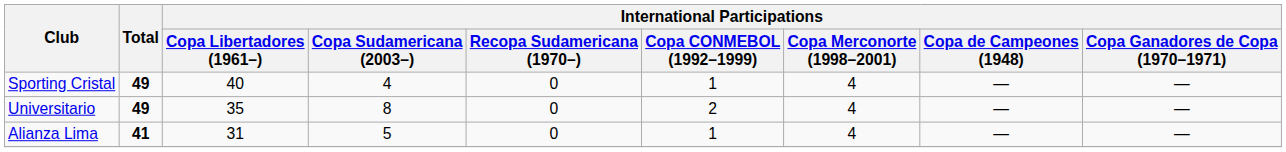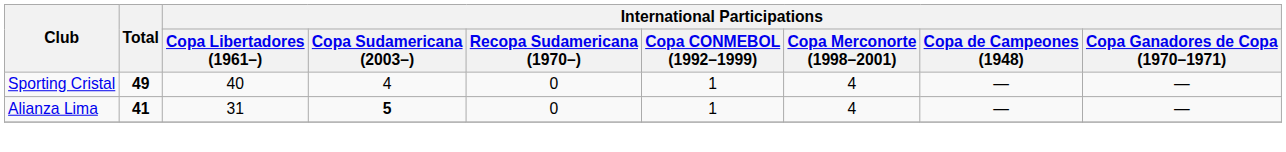- row: (52, 109)
(387, 134) normal -> (387, 109) bold
